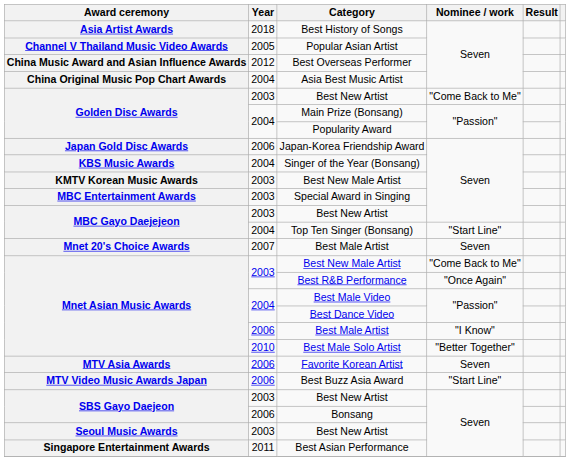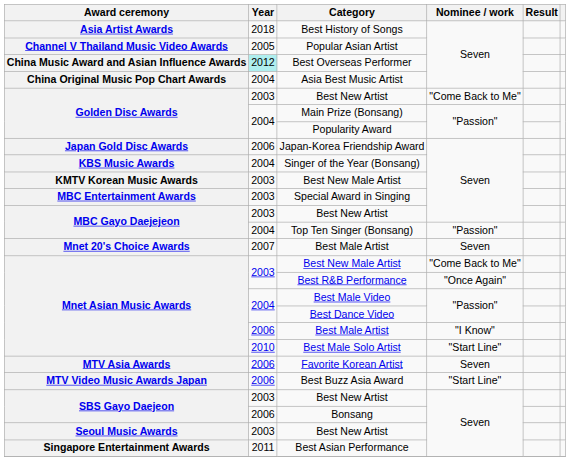(263, 63) no background -> (263, 63) paleturquoise background
(475, 230) "Start Line" -> (475, 230) "Passion"
(475, 347) "Better Together" -> (475, 347) "Start Line"
